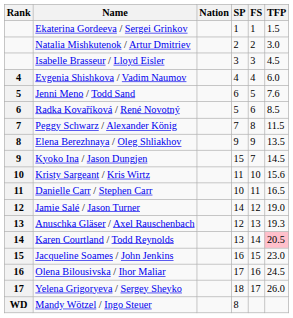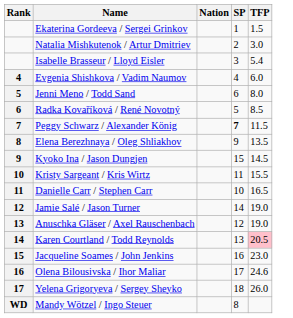- column: (256, 12)
(273, 61) 4.5 -> (257, 61) 5.4
(273, 93) 7.6 -> (257, 93) 8.0
(236, 126) normal -> (236, 126) bold
(276, 175) 15.6 -> (259, 175) 15.5
(276, 223) 19.3 -> (259, 223) 19.0
(276, 272) 24.5 -> (259, 272) 24.6
